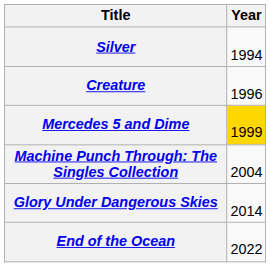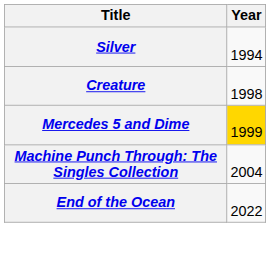(246, 93) 1996 -> (246, 93) 1998
- row: (116, 203)
